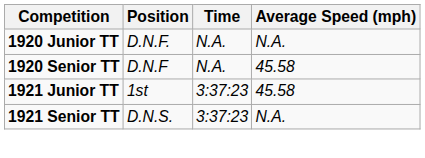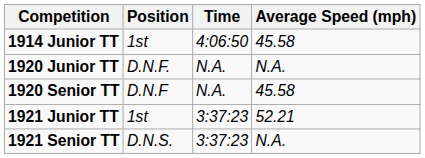+ row: (63, 41)
(275, 91) 45.58 -> (275, 116) 52.21
